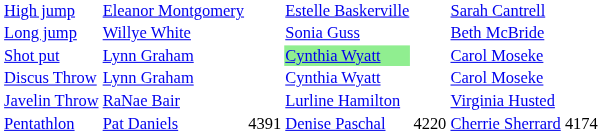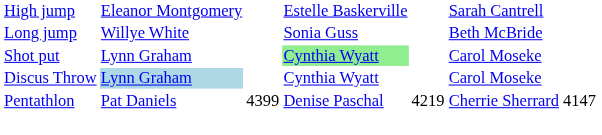(148, 78) no background -> (146, 78) lightblue background
- row: (51, 100)
(265, 123) 4391 -> (263, 100) 4399
(430, 123) 4220 -> (428, 100) 4219
(581, 123) 4174 -> (580, 100) 4147
